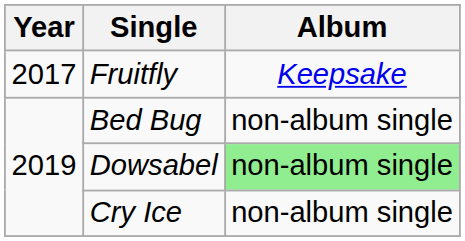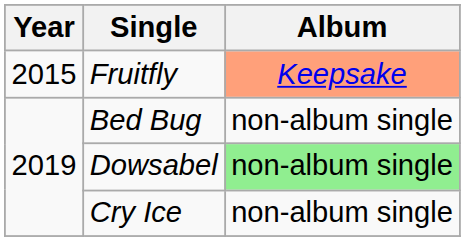(44, 73) 2017 -> (44, 73) 2015
(342, 73) no background -> (342, 73) lightsalmon background
